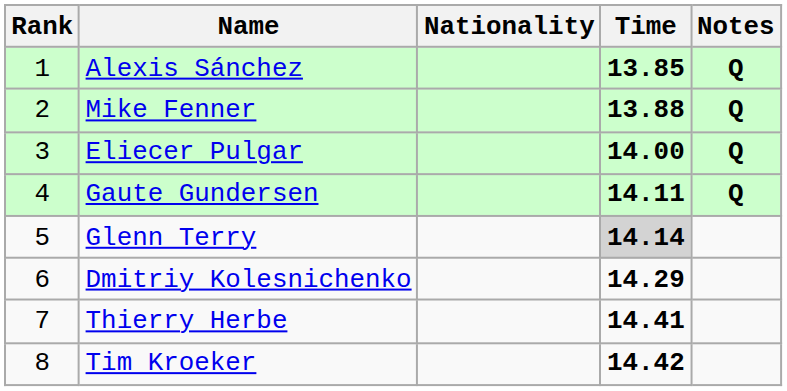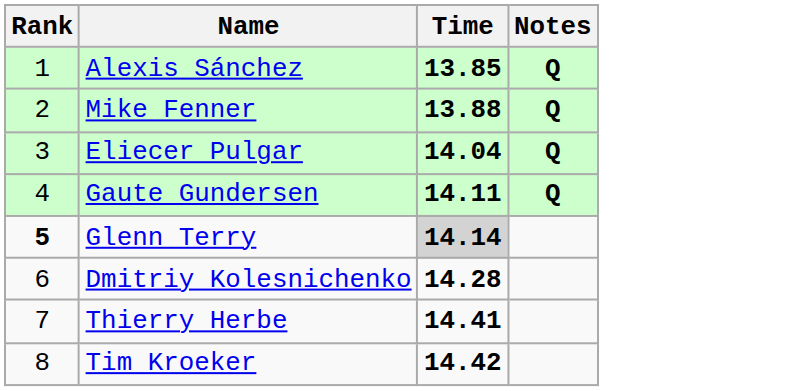- column: (509, 26)
(646, 153) 14.00 -> (463, 153) 14.04
(42, 237) normal -> (42, 237) bold
(646, 279) 14.29 -> (463, 279) 14.28
